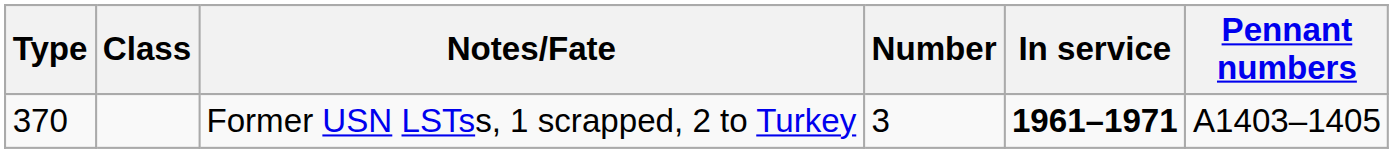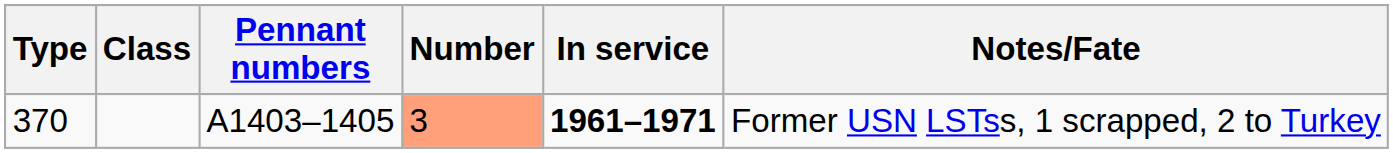columns swapped: (1287, 49) <-> (531, 49)
(881, 120) no background -> (419, 120) lightsalmon background
